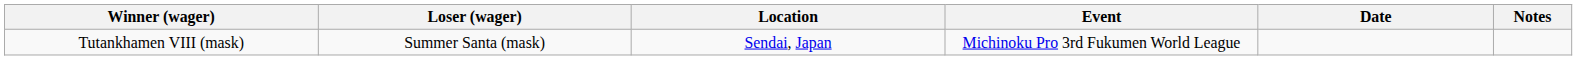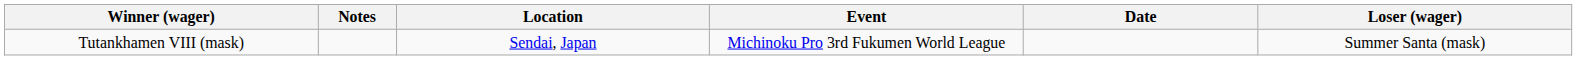columns swapped: (475, 17) <-> (1532, 17)
